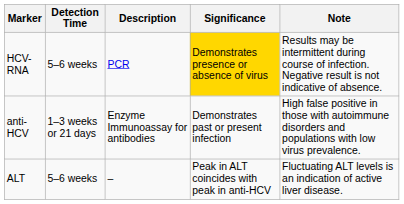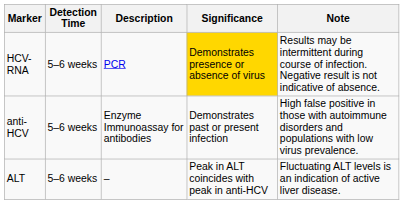(72, 127) 1–3 weeks or 21 days -> (72, 127) 5–6 weeks
